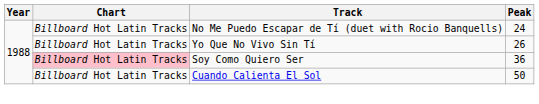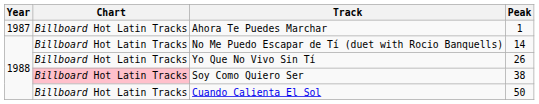+ row: (260, 28)
(520, 28) 24 -> (520, 44) 14
(520, 60) 36 -> (520, 76) 38
